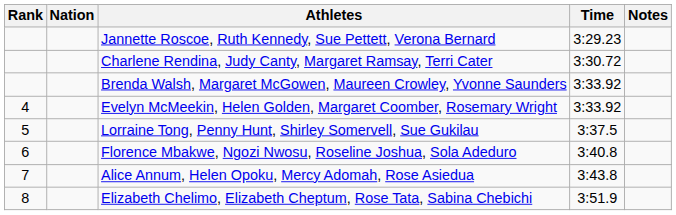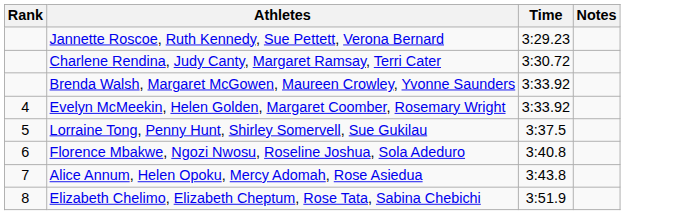- column: (72, 15)
